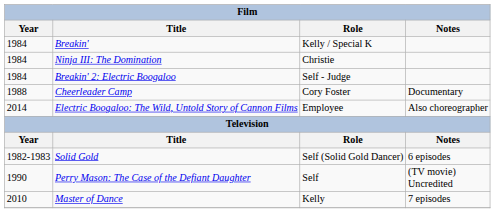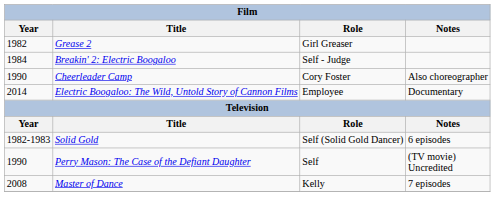+ row: (73, 44)
- row: (72, 44)
- row: (108, 60)
(17, 92) 1988 -> (17, 76) 1990
(435, 92) Documentary -> (448, 76) Also choreographer
(448, 108) Also choreographer -> (435, 92) Documentary
(17, 199) 2010 -> (17, 183) 2008
